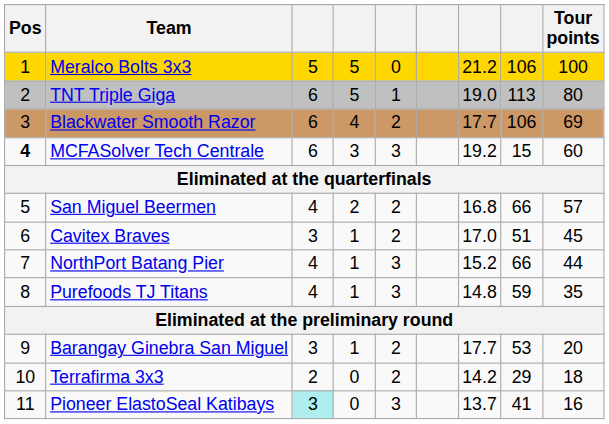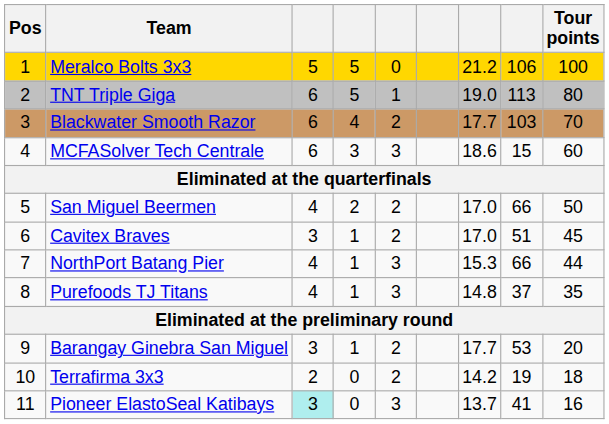(522, 123) 106 -> (522, 123) 103
(573, 123) 69 -> (573, 123) 70
(25, 151) bold -> (25, 151) normal
(479, 151) 19.2 -> (479, 151) 18.6
(479, 207) 16.8 -> (479, 207) 17.0
(573, 207) 57 -> (573, 207) 50
(479, 263) 15.2 -> (479, 263) 15.3
(522, 292) 59 -> (522, 292) 37
(522, 376) 29 -> (522, 376) 19
